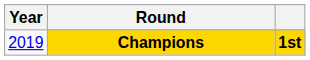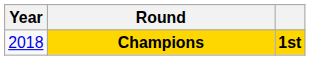(26, 42) 2019 -> (26, 42) 2018
